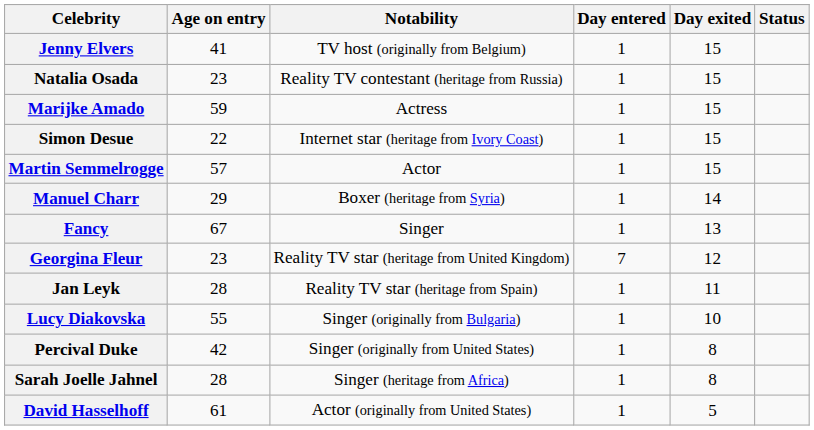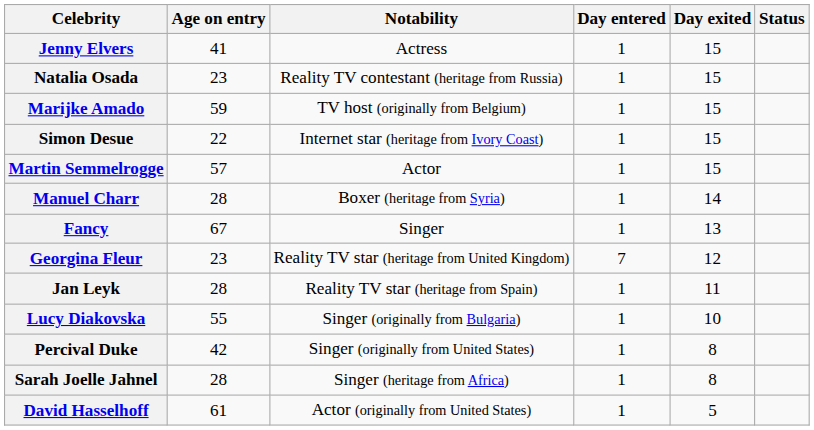(421, 48) TV host (originally from Belgium) -> (421, 48) Actress
(421, 109) Actress -> (421, 108) TV host (originally from Belgium)
(219, 198) 29 -> (219, 198) 28
